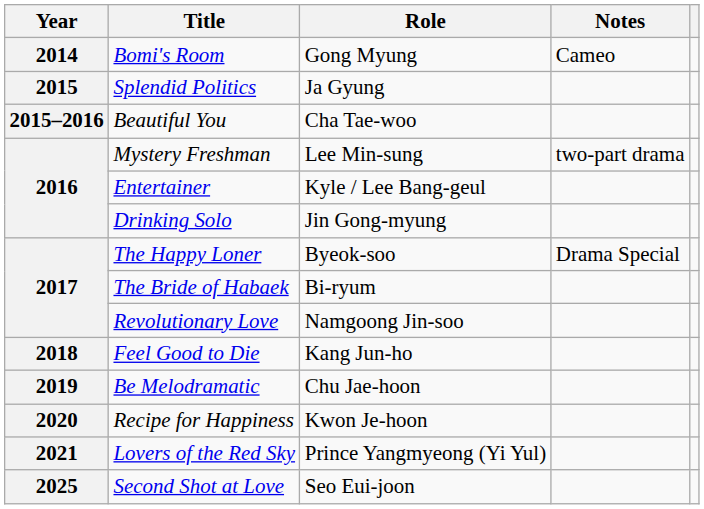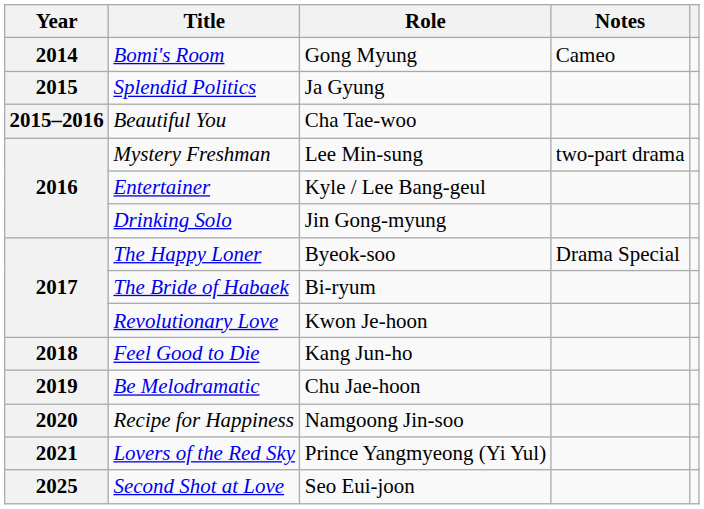(384, 320) Namgoong Jin-soo -> (366, 320) Kwon Je-hoon
(366, 420) Kwon Je-hoon -> (384, 420) Namgoong Jin-soo
